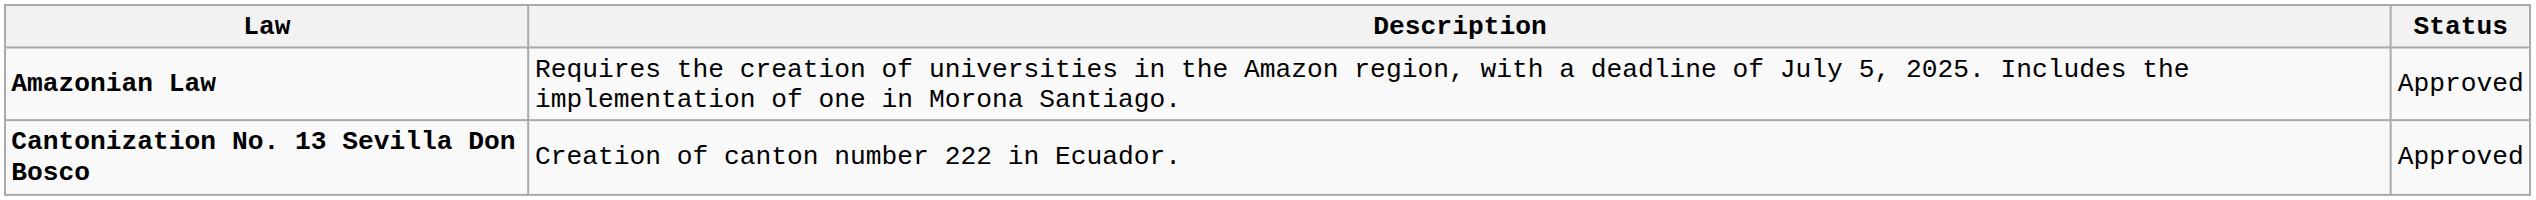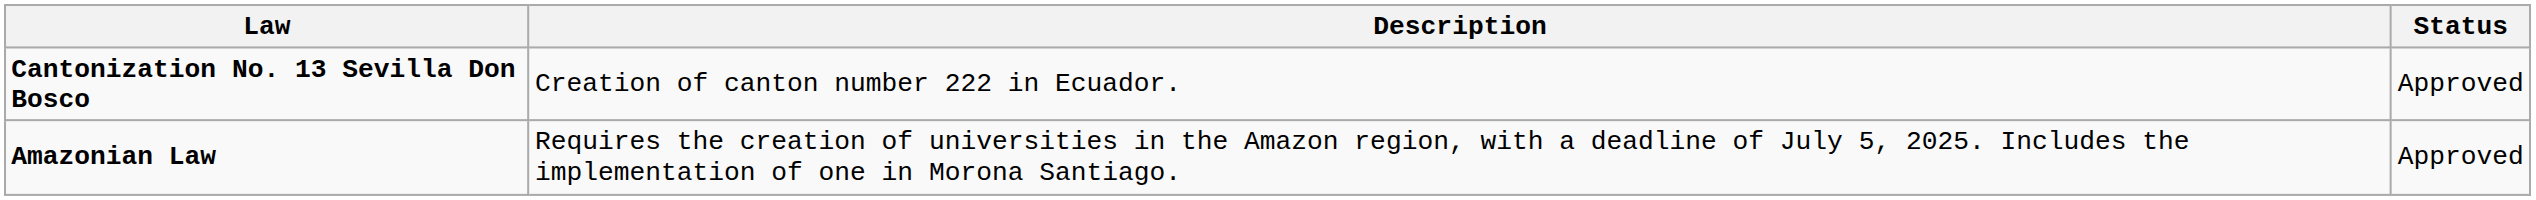rows swapped: (263, 157) <-> (114, 84)
